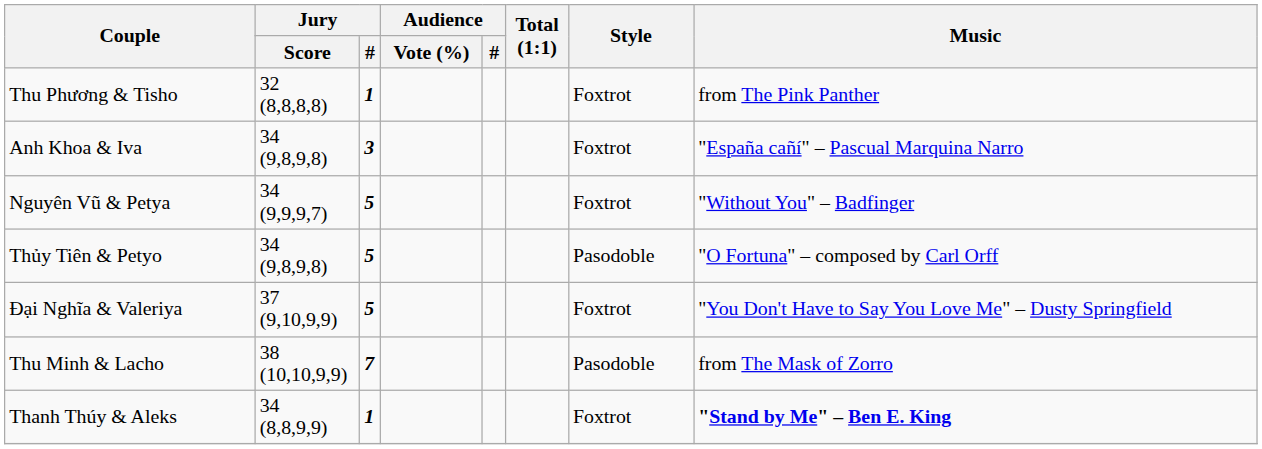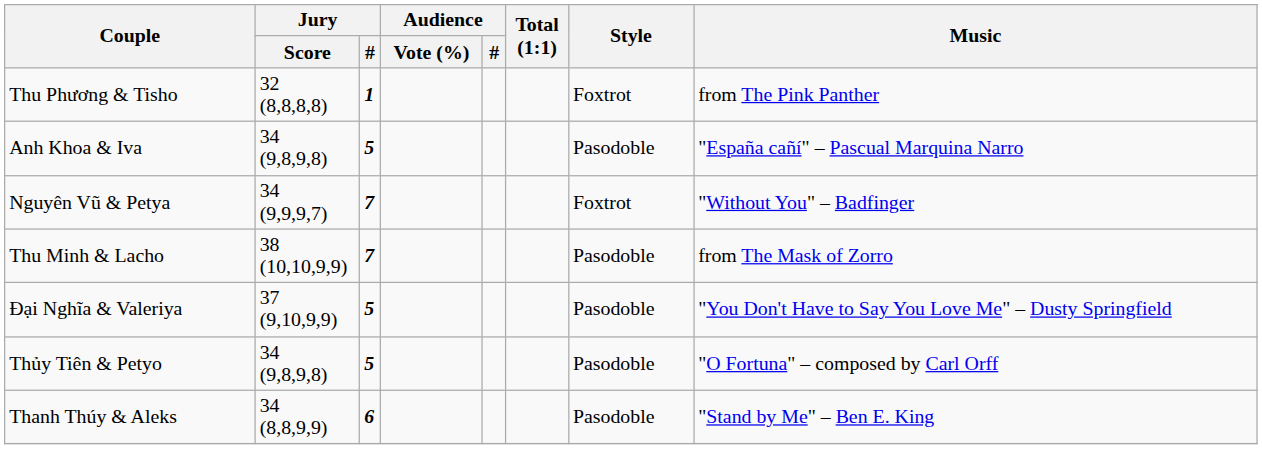(369, 148) 3 -> (369, 148) 5
(602, 148) Foxtrot -> (614, 148) Pasodoble
(369, 201) 5 -> (369, 201) 7
rows swapped: (87, 363) <-> (86, 255)
(602, 309) Foxtrot -> (614, 309) Pasodoble
(369, 417) 1 -> (369, 417) 6
(602, 417) Foxtrot -> (614, 417) Pasodoble
(825, 417) bold -> (816, 417) normal
